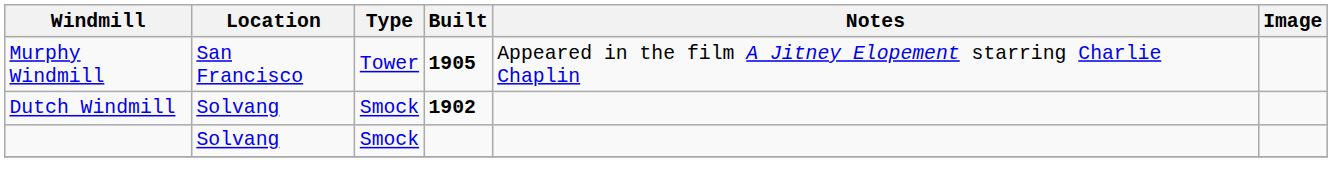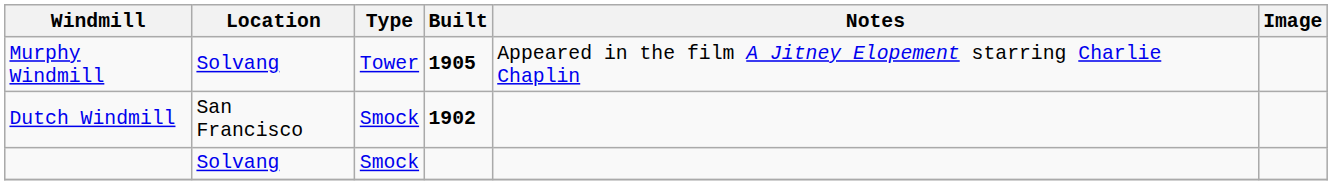(250, 64) San Francisco -> (238, 64) Solvang
(238, 108) Solvang -> (250, 119) San Francisco
